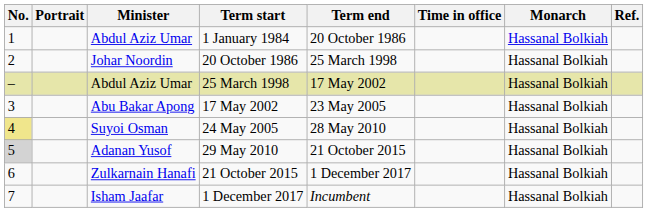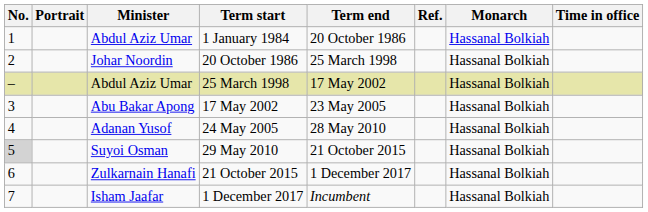columns swapped: (460, 15) <-> (627, 15)
(11, 128) khaki background -> (11, 128) no background
(129, 128) Suyoi Osman -> (131, 128) Adanan Yusof
(131, 151) Adanan Yusof -> (129, 151) Suyoi Osman
